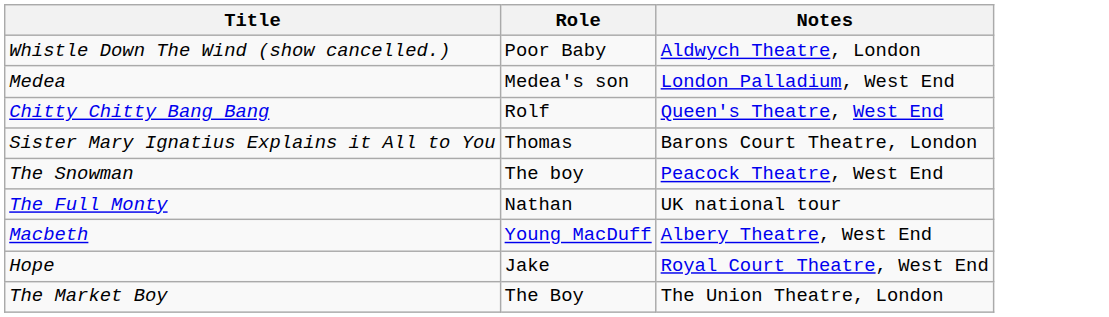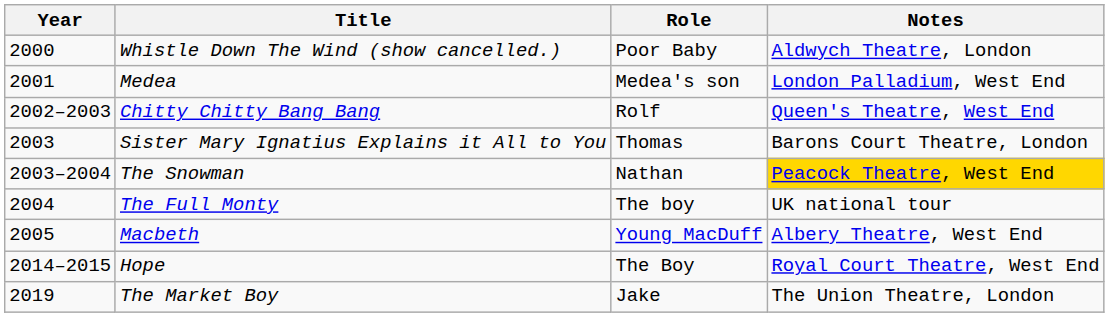+ column: (60, 20)
(544, 174) The boy -> (649, 174) Nathan
(802, 174) no background -> (913, 174) gold background
(539, 204) Nathan -> (655, 204) The boy
(527, 266) Jake -> (655, 266) The Boy
(544, 297) The Boy -> (638, 297) Jake
